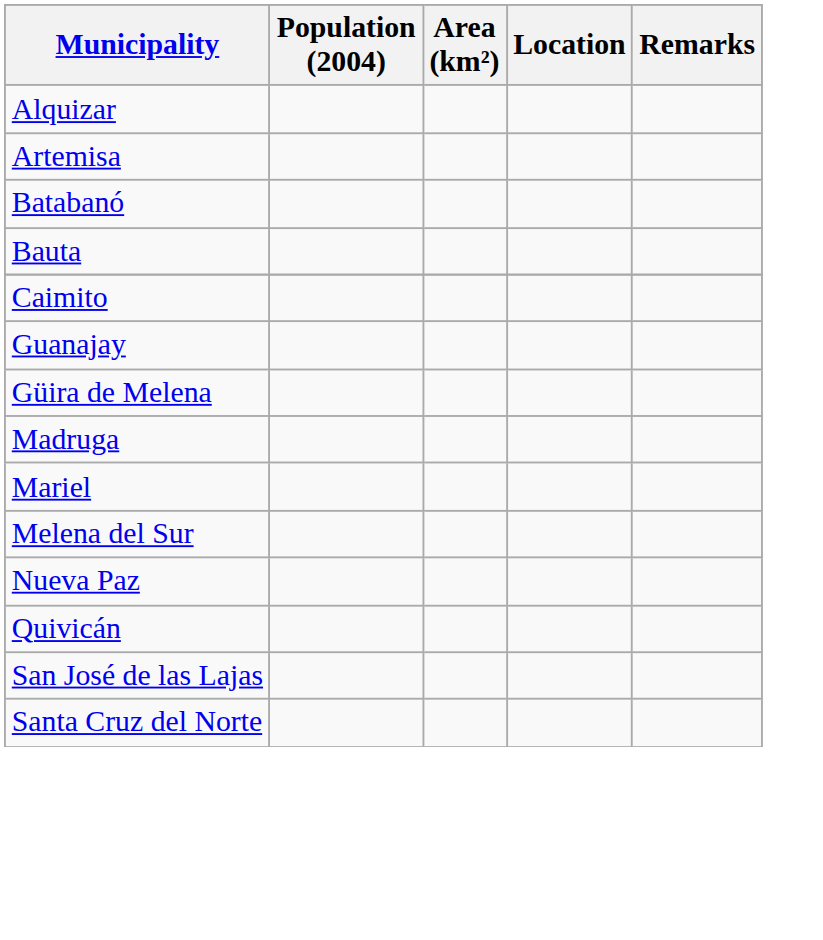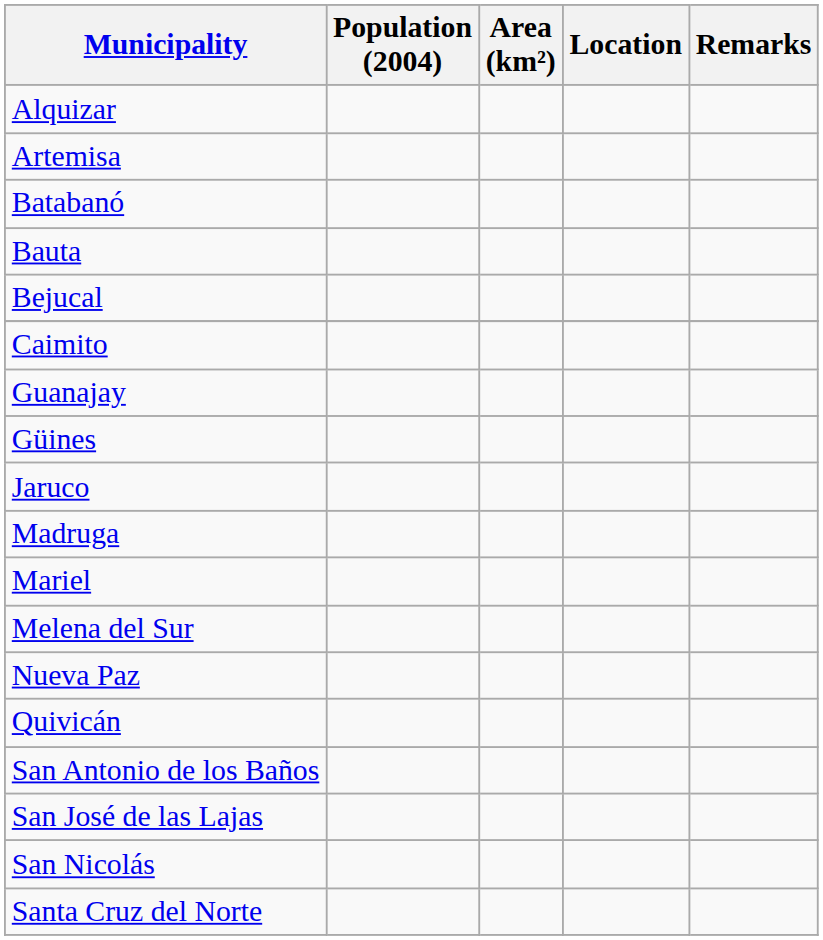+ row: (57, 297)
+ row: (54, 439)
- row: (112, 391)
+ row: (51, 486)
+ row: (166, 769)
+ row: (83, 863)
